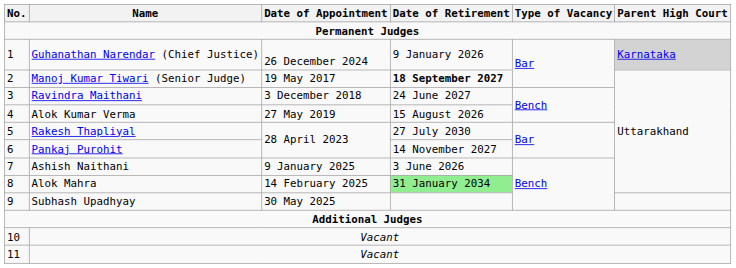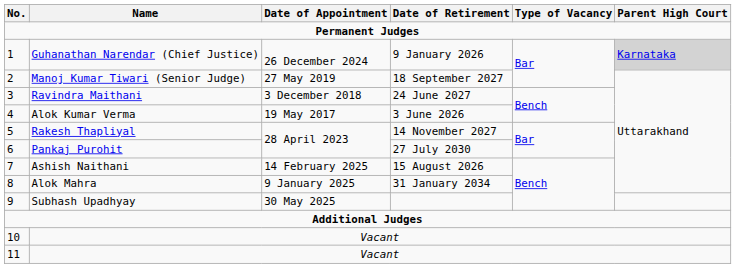(300, 78) 19 May 2017 -> (300, 78) 27 May 2019
(448, 78) bold -> (448, 78) normal
(300, 114) 27 May 2019 -> (300, 114) 19 May 2017
(438, 114) 15 August 2026 -> (428, 114) 3 June 2026
(432, 131) 27 July 2030 -> (445, 131) 14 November 2027
(445, 149) 14 November 2027 -> (432, 149) 27 July 2030
(310, 166) 9 January 2025 -> (316, 166) 14 February 2025
(428, 166) 3 June 2026 -> (438, 166) 15 August 2026
(316, 184) 14 February 2025 -> (310, 184) 9 January 2025
(441, 184) lightgreen background -> (441, 184) no background
